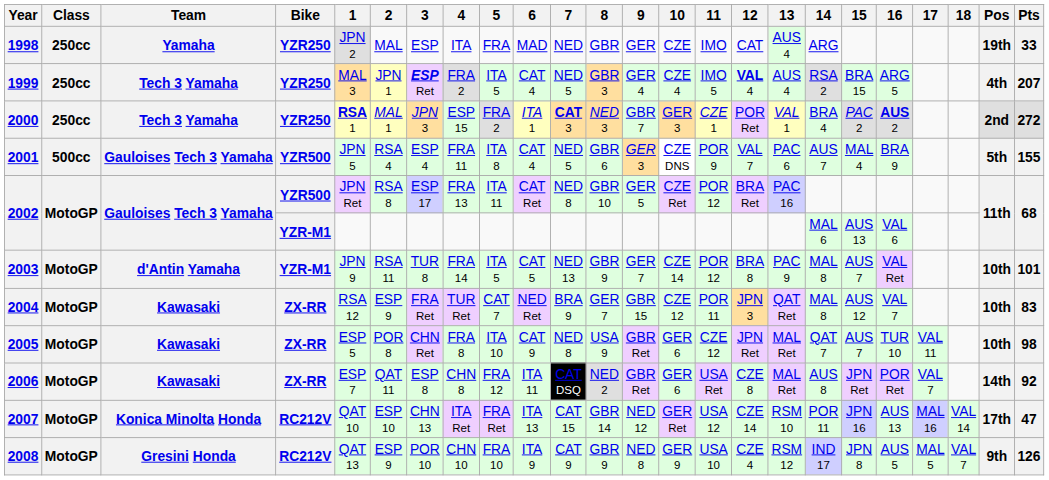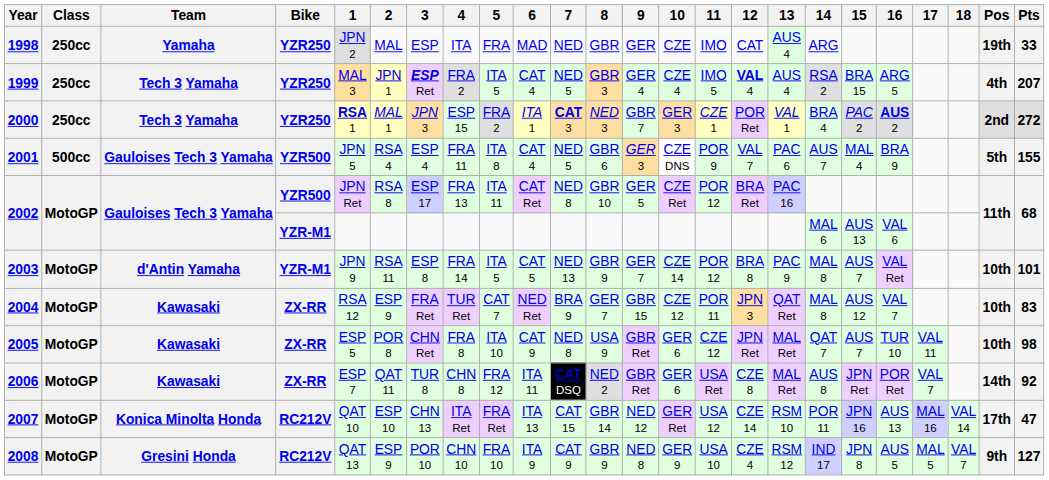(425, 269) TUR 8 -> (425, 269) ESP 8
(425, 382) ESP 8 -> (425, 382) TUR 8
(1029, 456) 126 -> (1029, 456) 127
